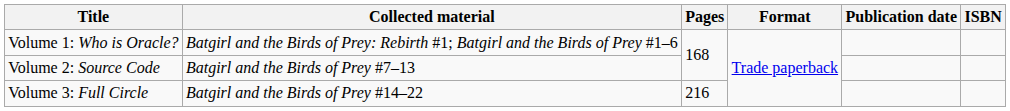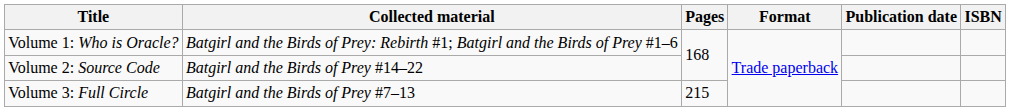(300, 67) Batgirl and the Birds of Prey #7–13 -> (304, 67) Batgirl and the Birds of Prey #14–22
(304, 93) Batgirl and the Birds of Prey #14–22 -> (300, 93) Batgirl and the Birds of Prey #7–13
(697, 93) 216 -> (697, 93) 215
